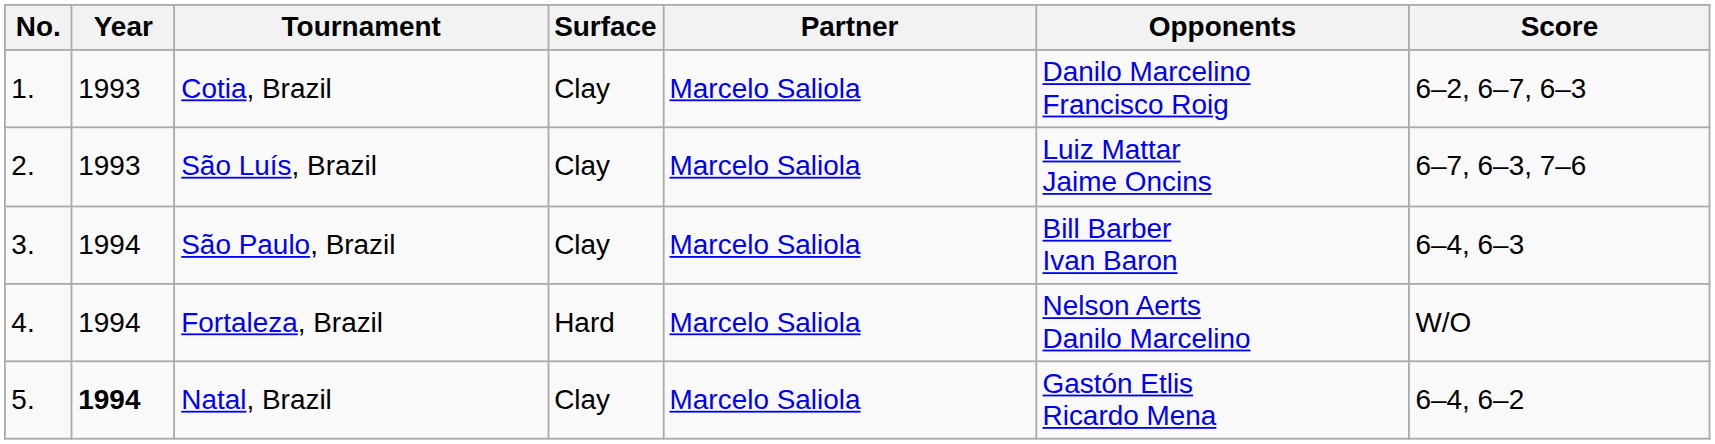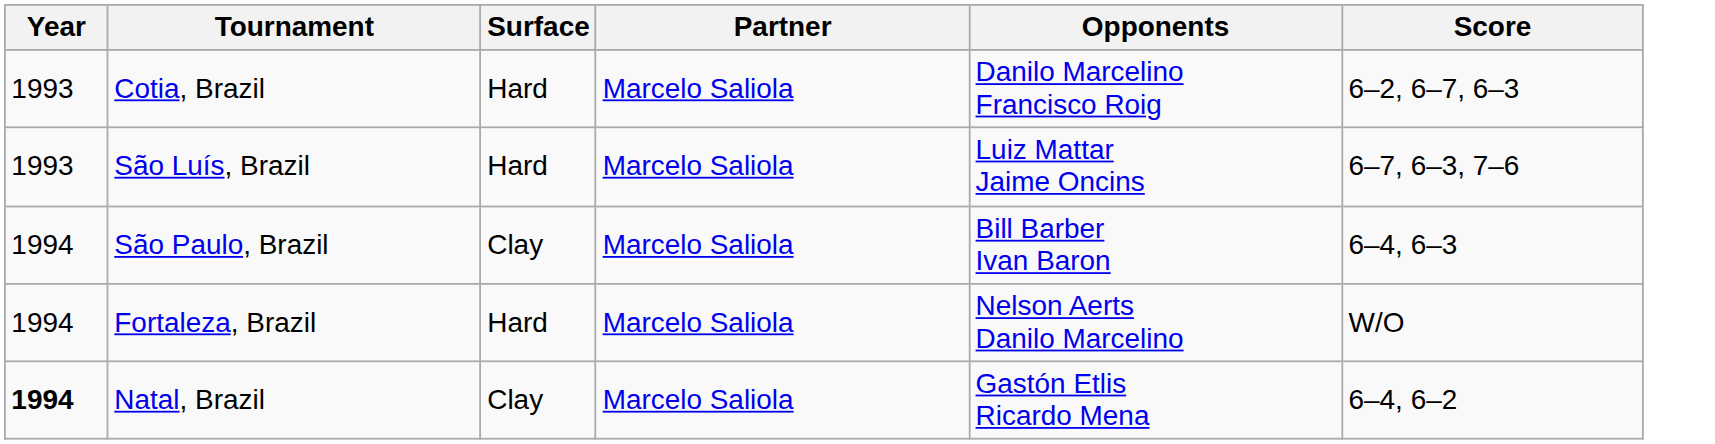- column: (38, 26)
(582, 88) Clay -> (518, 88) Hard
(582, 165) Clay -> (518, 165) Hard
